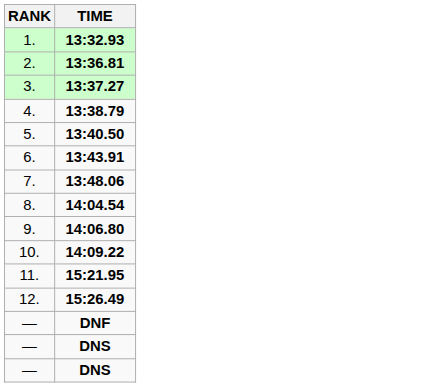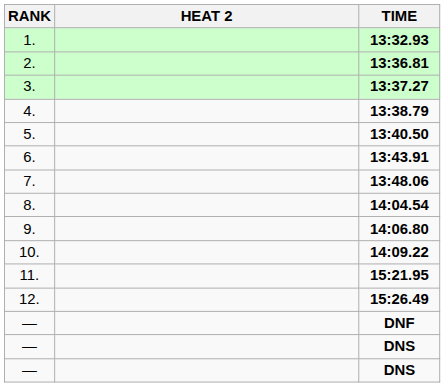+ column: (207, 16)
